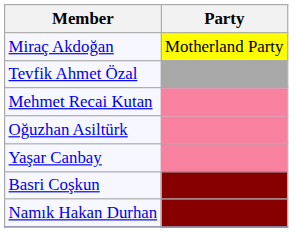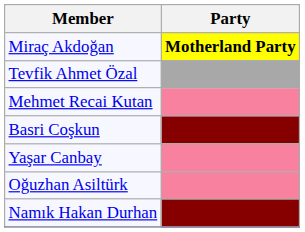(224, 46) normal -> (230, 46) bold
rows swapped: (68, 129) <-> (54, 185)
